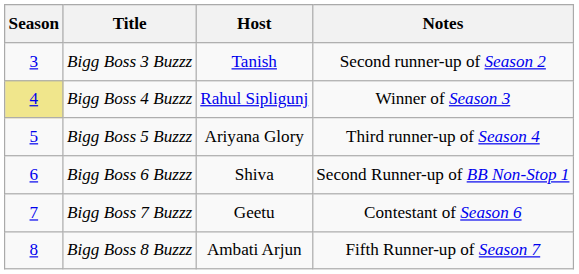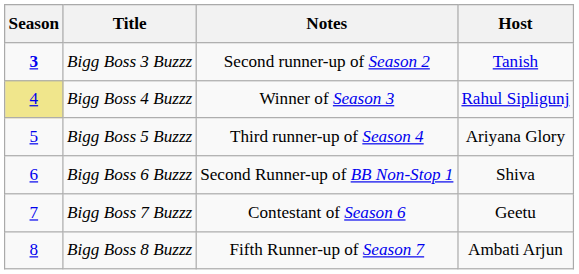columns swapped: (254, 23) <-> (443, 23)
(34, 61) normal -> (34, 61) bold
